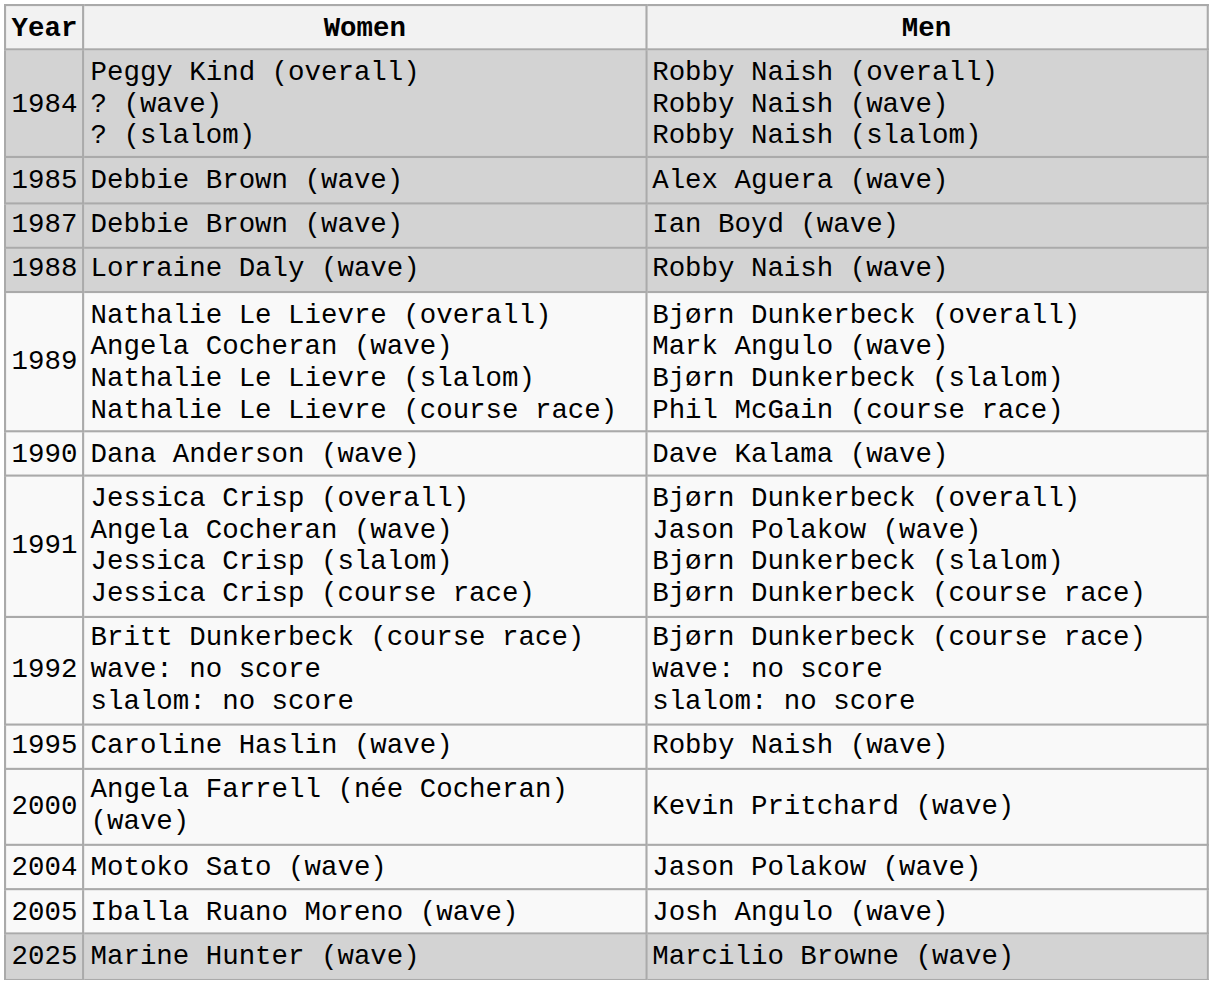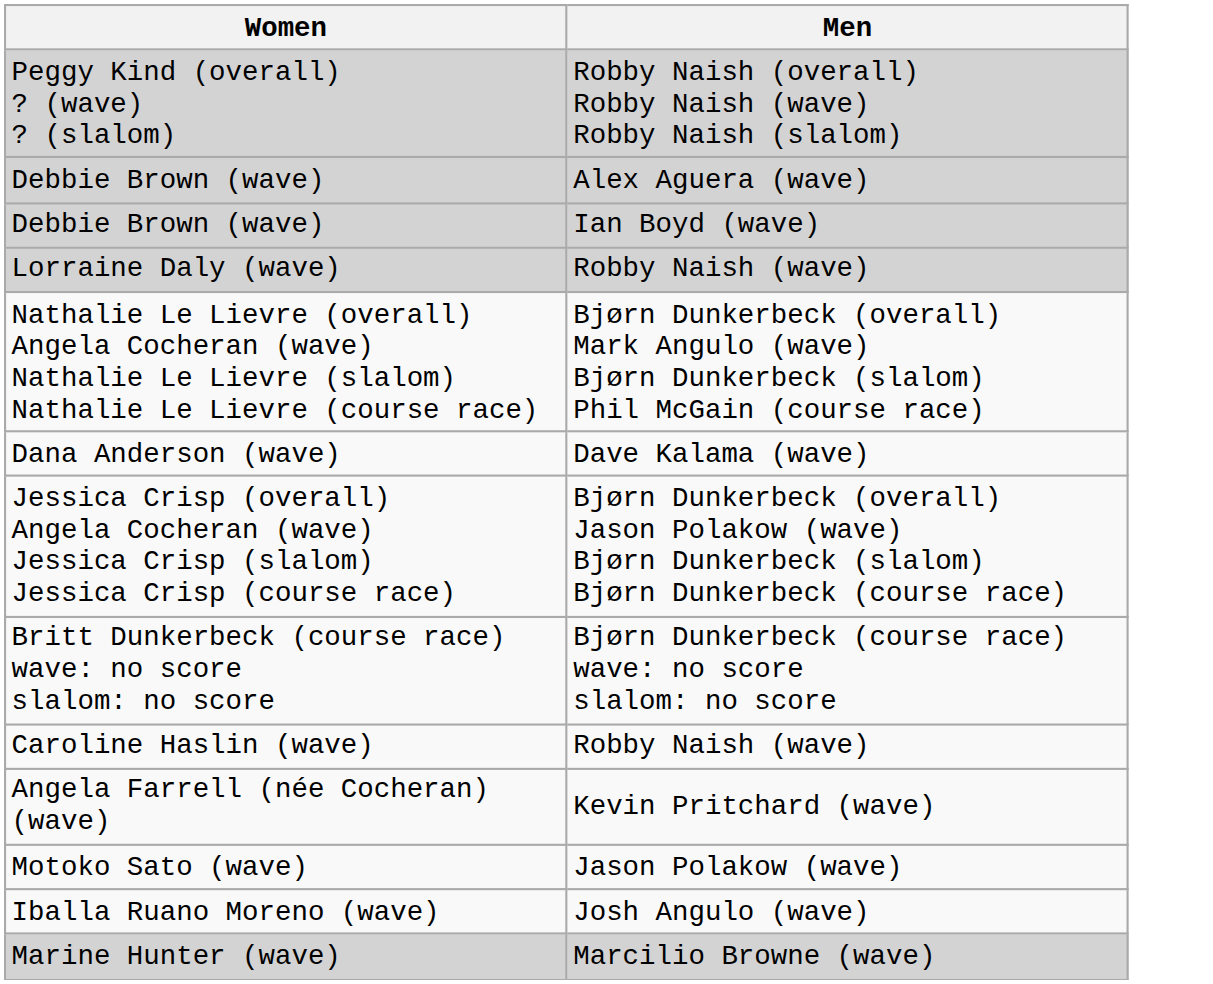- column: (45, 27)
